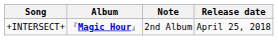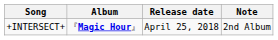columns swapped: (234, 12) <-> (168, 12)
